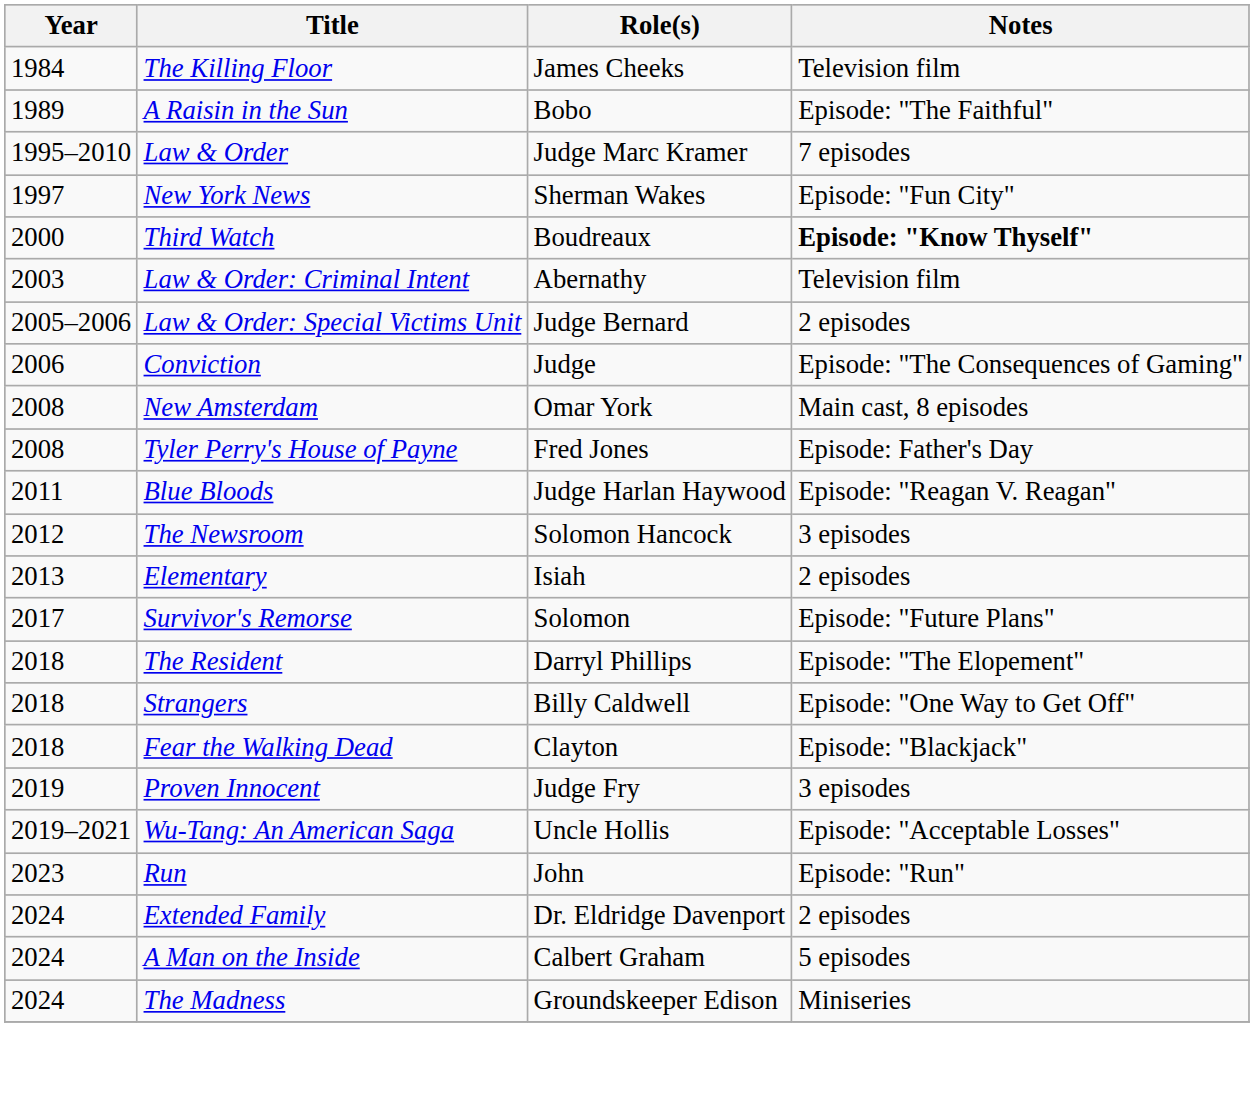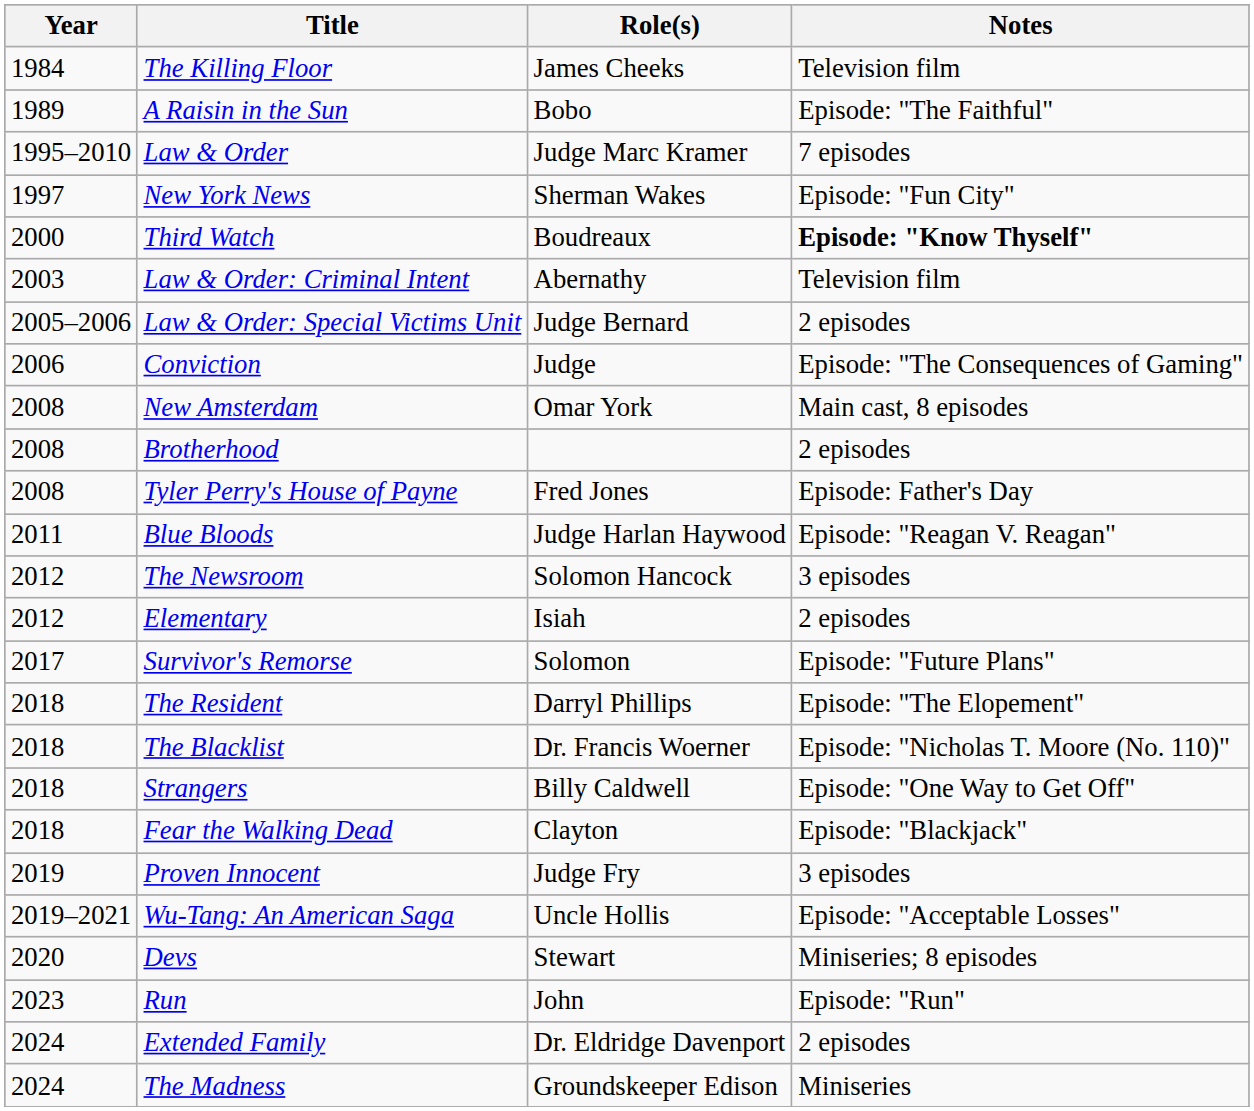+ row: (211, 449)
(38, 576) 2013 -> (38, 618) 2012
+ row: (214, 746)
+ row: (170, 957)
- row: (252, 957)
